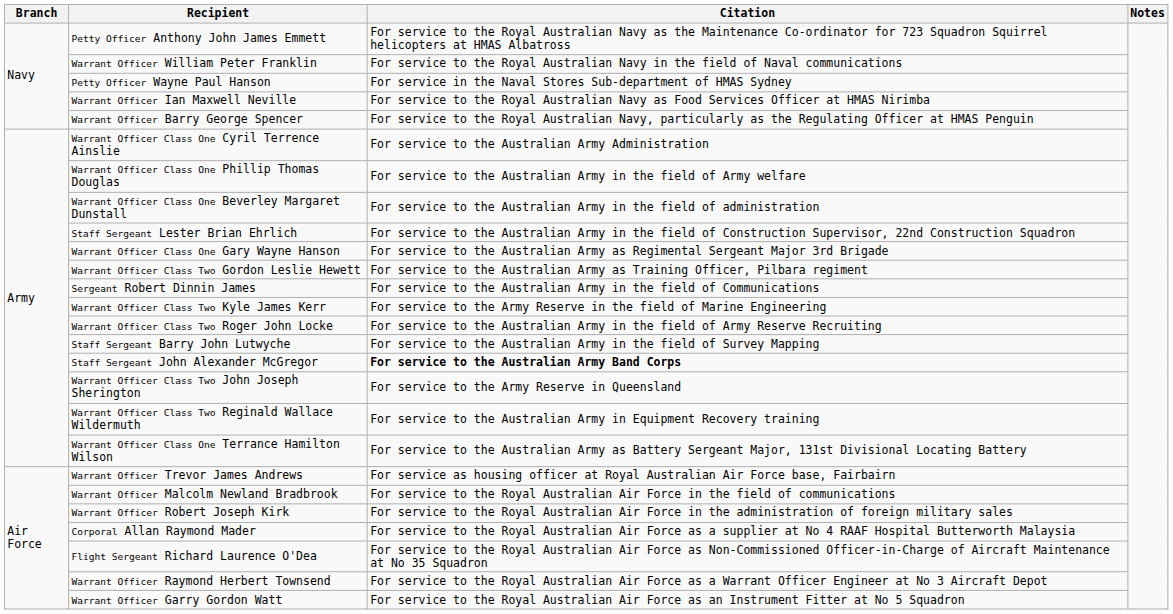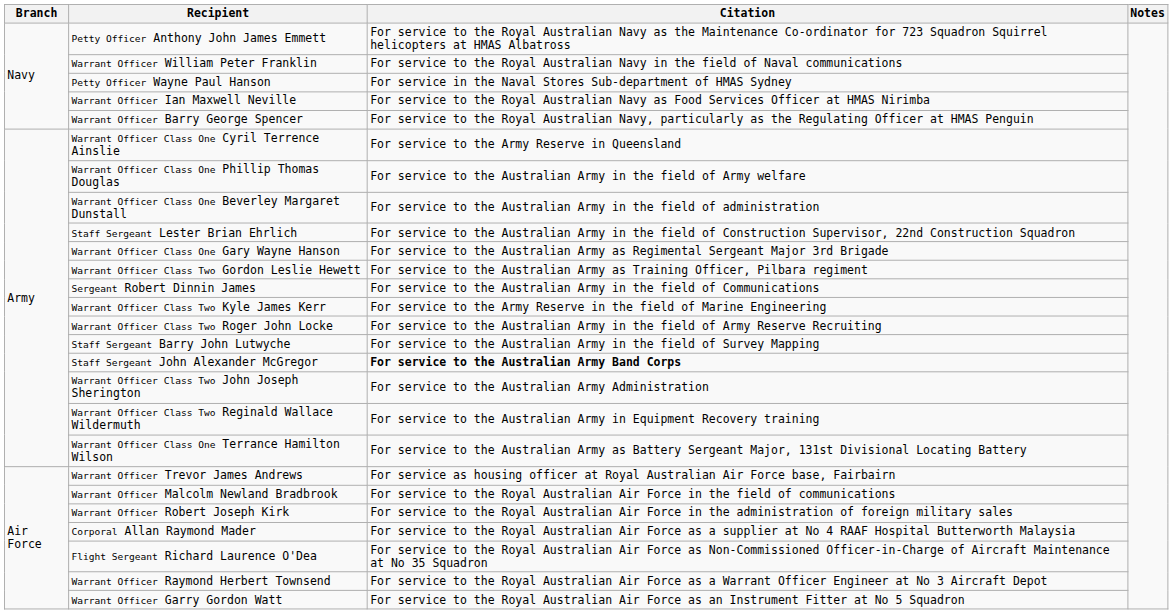(540, 145) For service to the Australian Army Administration -> (526, 145) For service to the Army Reserve in Queensland
(526, 388) For service to the Army Reserve in Queensland -> (540, 388) For service to the Australian Army Administration
